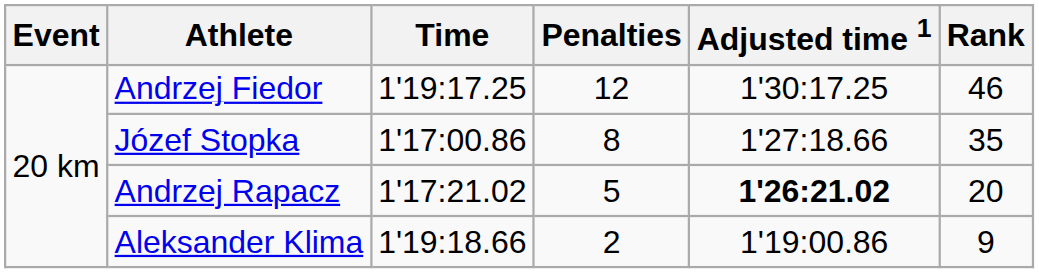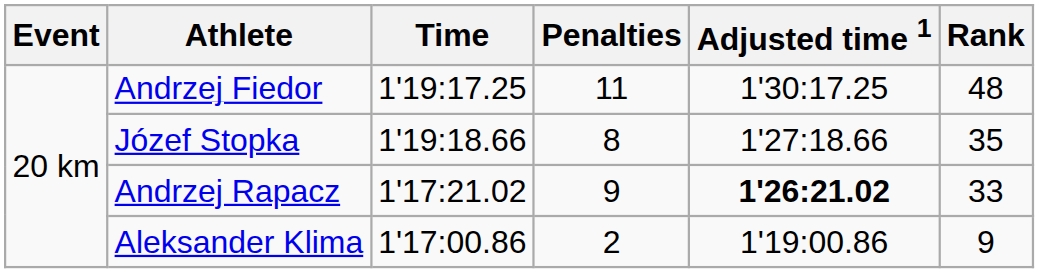(612, 90) 12 -> (612, 90) 11
(986, 90) 46 -> (986, 90) 48
(452, 140) 1'17:00.86 -> (452, 140) 1'19:18.66
(612, 191) 5 -> (612, 191) 9
(986, 191) 20 -> (986, 191) 33
(452, 241) 1'19:18.66 -> (452, 241) 1'17:00.86
